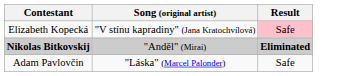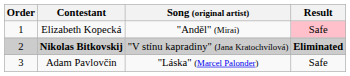+ column: (21, 12)
(175, 29) "V stínu kapradiny" (Jana Kratochvílová) -> (208, 29) "Anděl" (Mirai)
(175, 46) "Anděl" (Mirai) -> (208, 46) "V stínu kapradiny" (Jana Kratochvílová)
